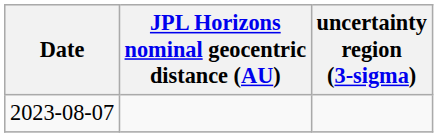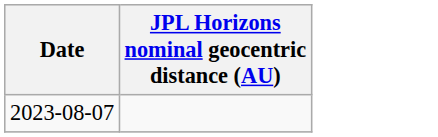- column: (372, 49)
